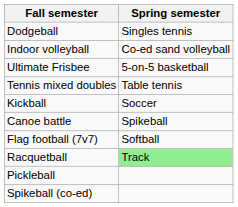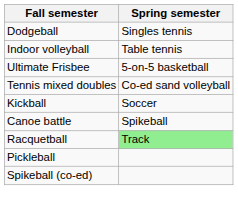(176, 49) Co-ed sand volleyball -> (152, 49) Table tennis
(152, 85) Table tennis -> (176, 85) Co-ed sand volleyball
- row: (52, 139)
